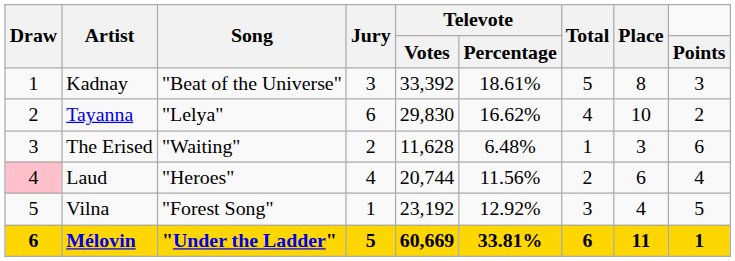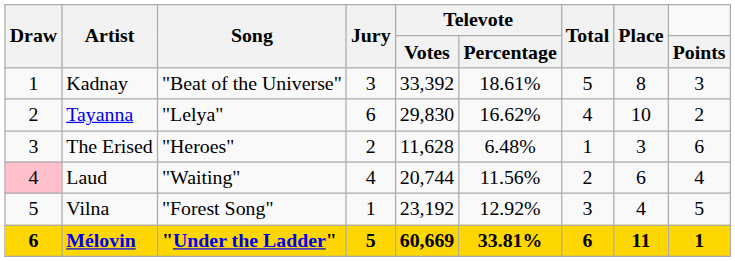(201, 146) "Waiting" -> (198, 146) "Heroes"
(198, 177) "Heroes" -> (201, 177) "Waiting"
